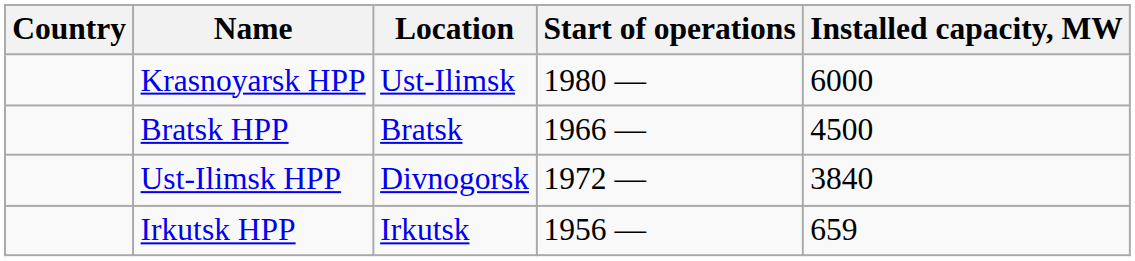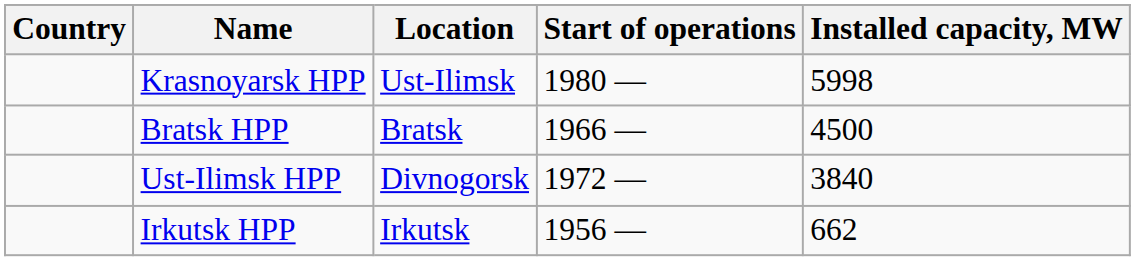(842, 79) 6000 -> (842, 79) 5998
(834, 229) 659 -> (834, 229) 662
